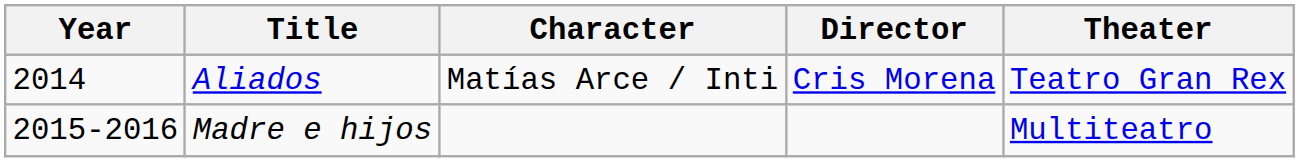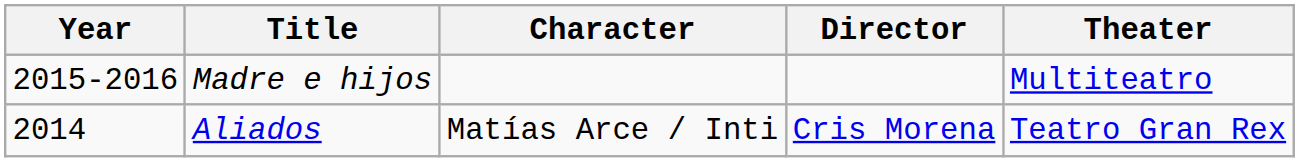rows swapped: (257, 80) <-> (312, 130)
